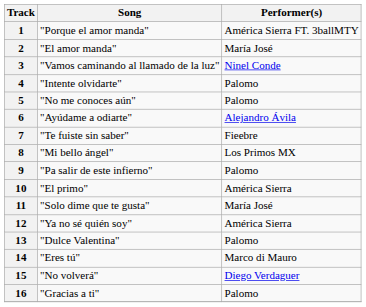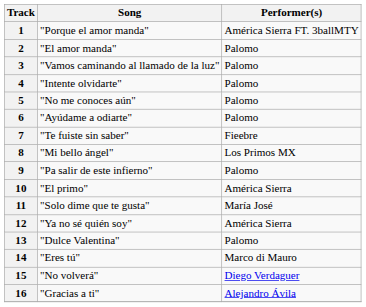(249, 48) María José -> (241, 48) Palomo
(253, 65) Ninel Conde -> (241, 65) Palomo
(260, 118) Alejandro Ávila -> (241, 118) Palomo
(241, 293) Palomo -> (260, 293) Alejandro Ávila
